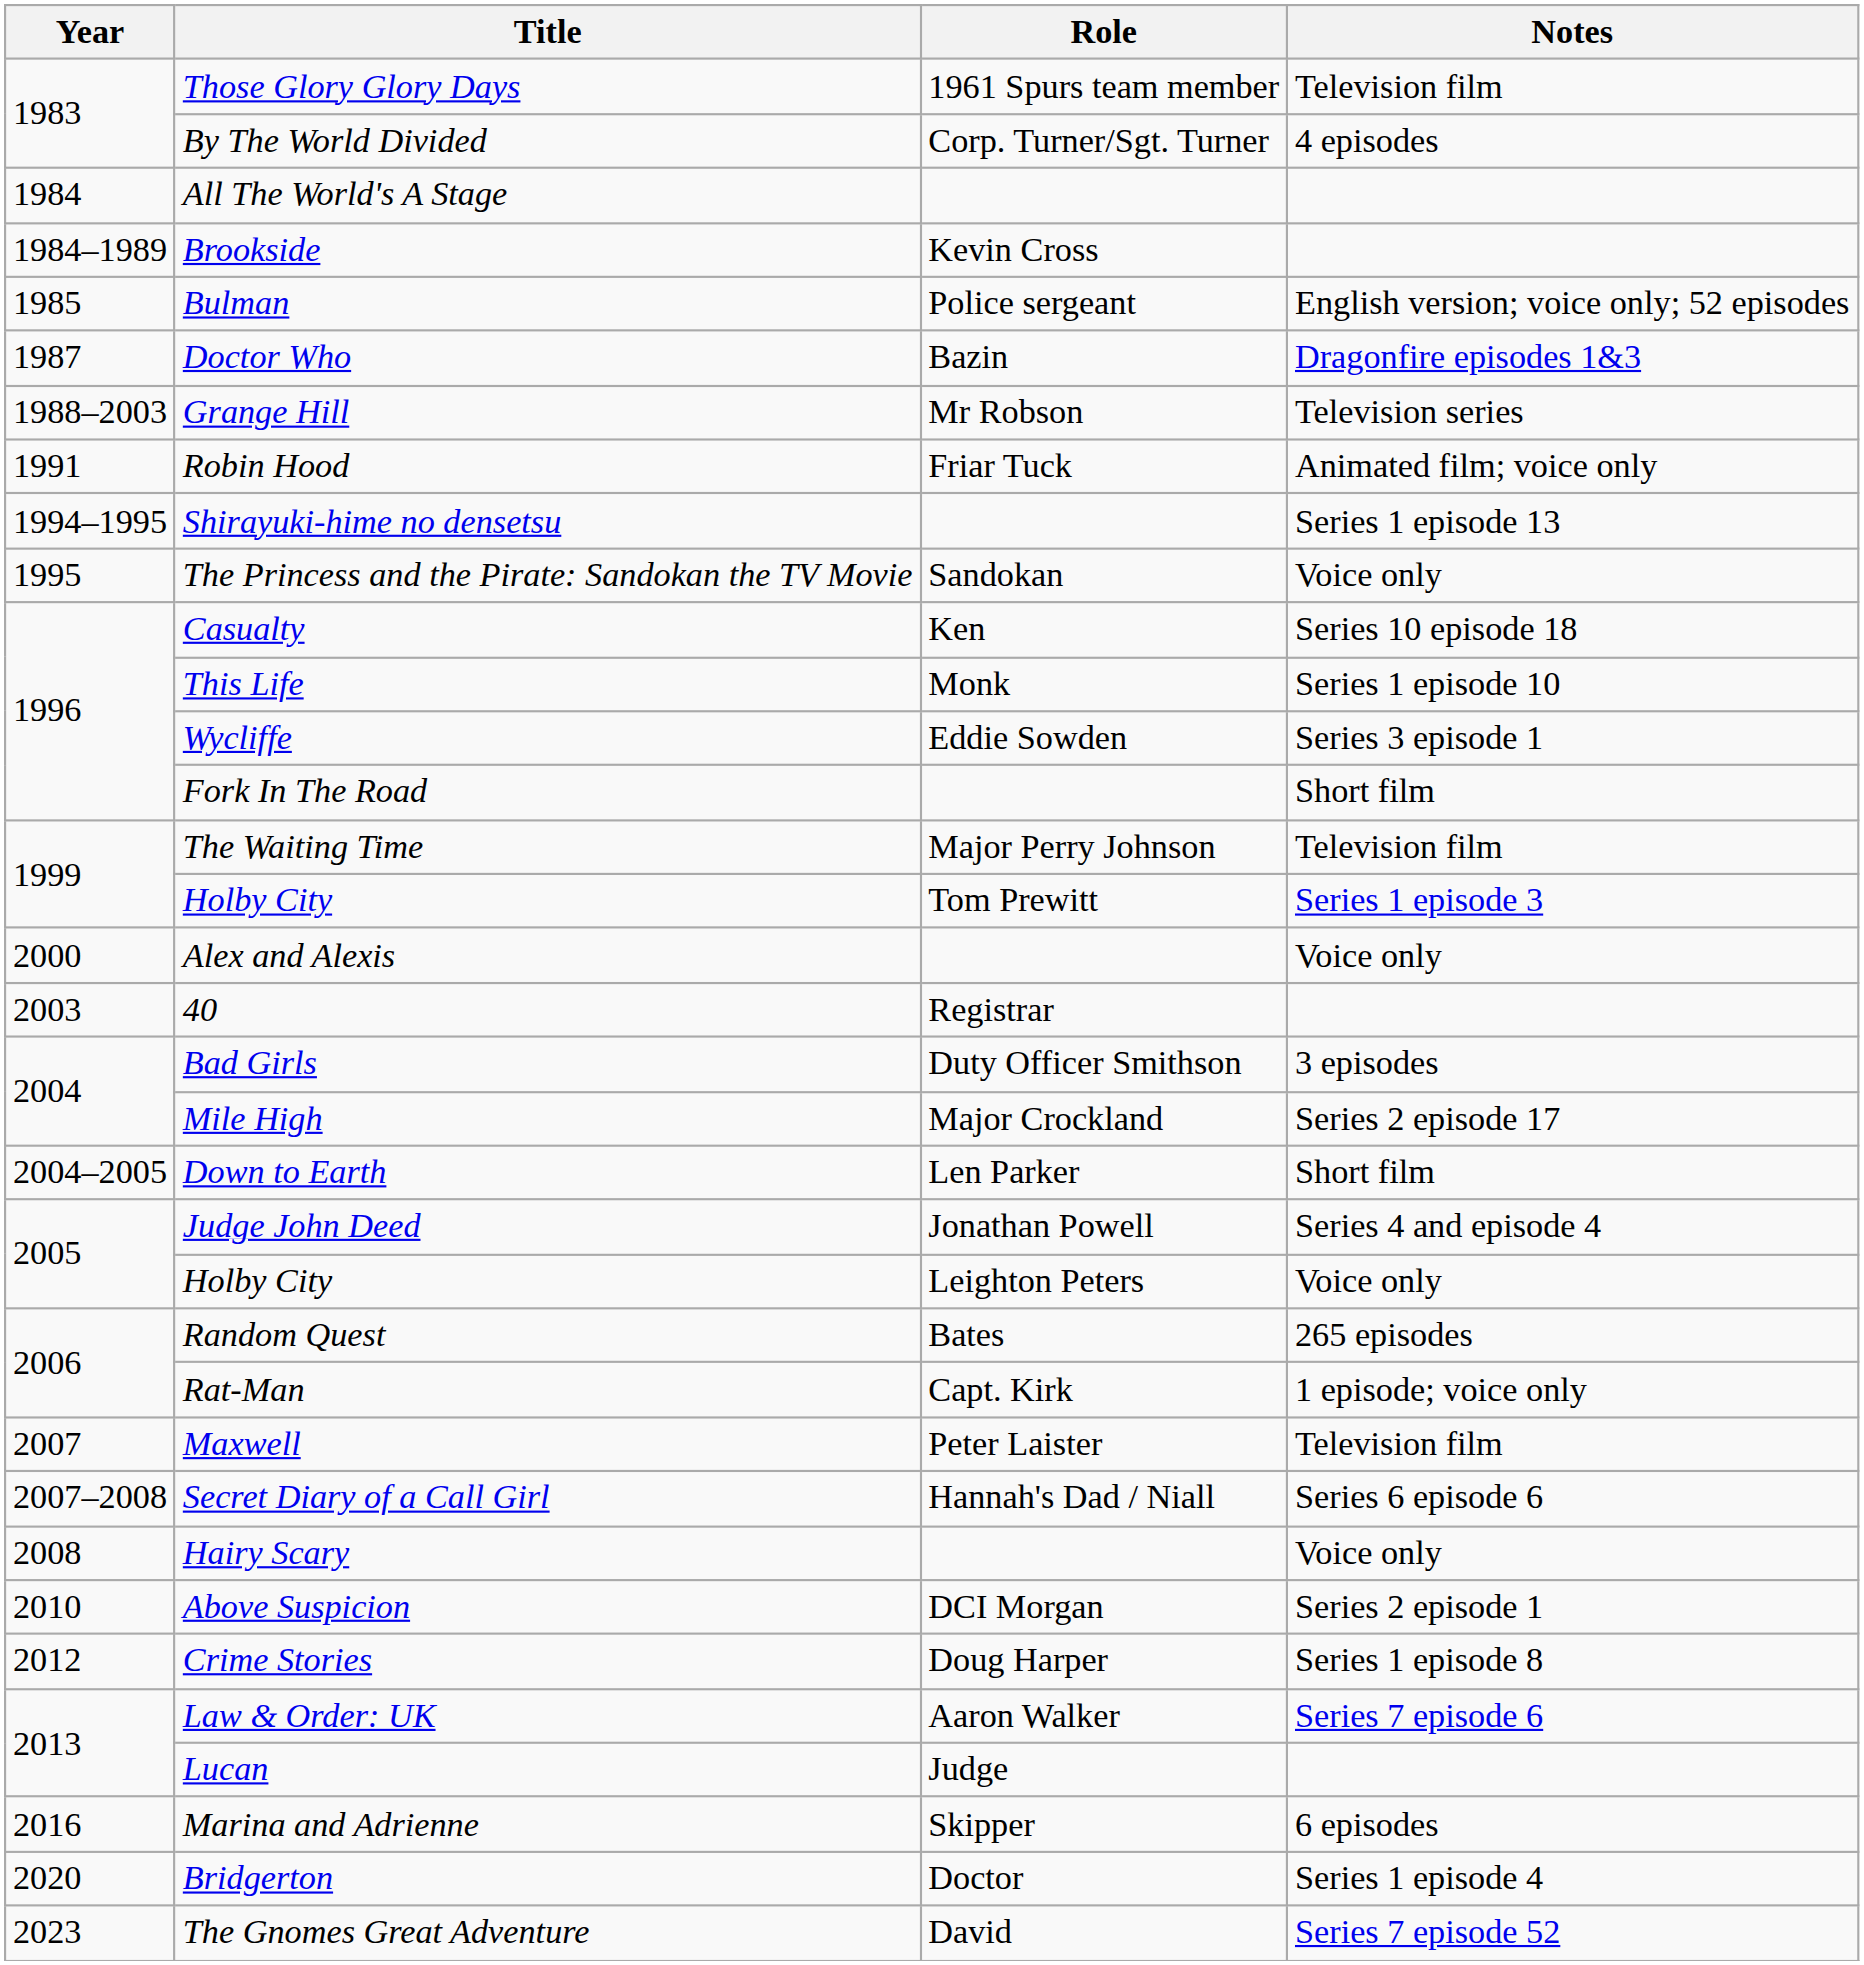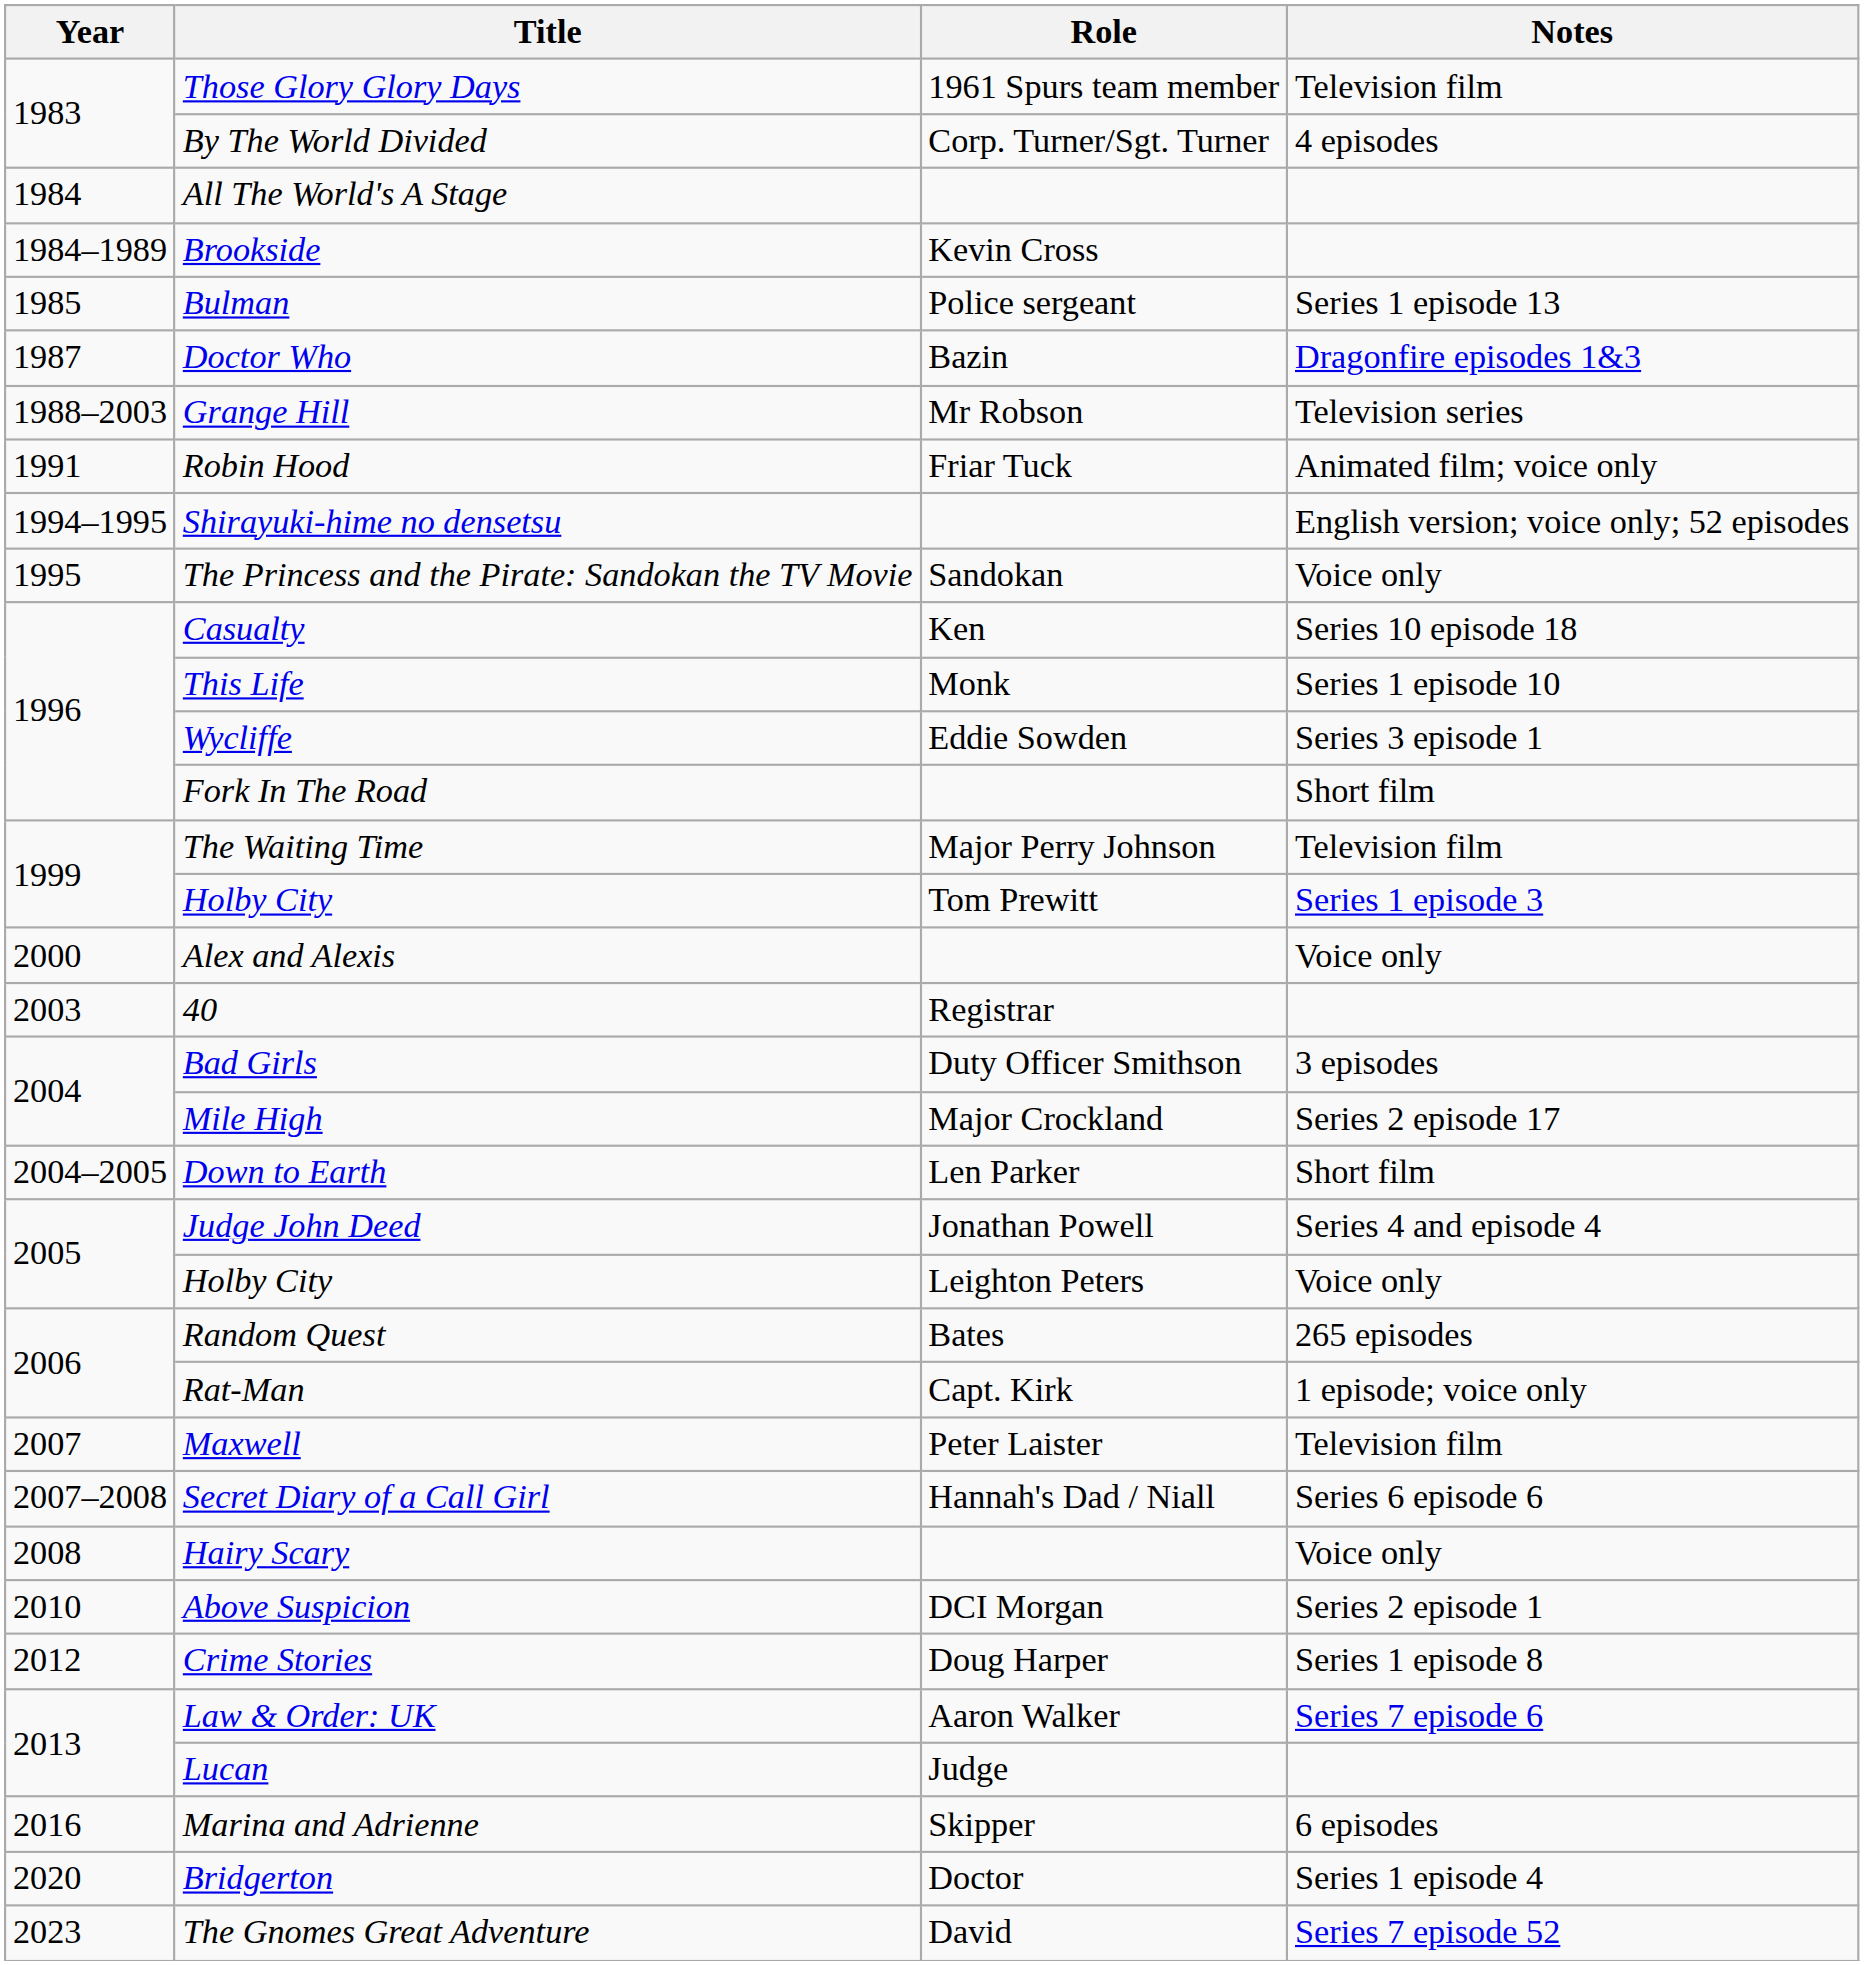(1572, 303) English version; voice only; 52 episodes -> (1428, 303) Series 1 episode 13
(1428, 520) Series 1 episode 13 -> (1572, 520) English version; voice only; 52 episodes
